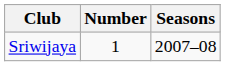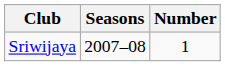columns swapped: (115, 18) <-> (186, 18)
